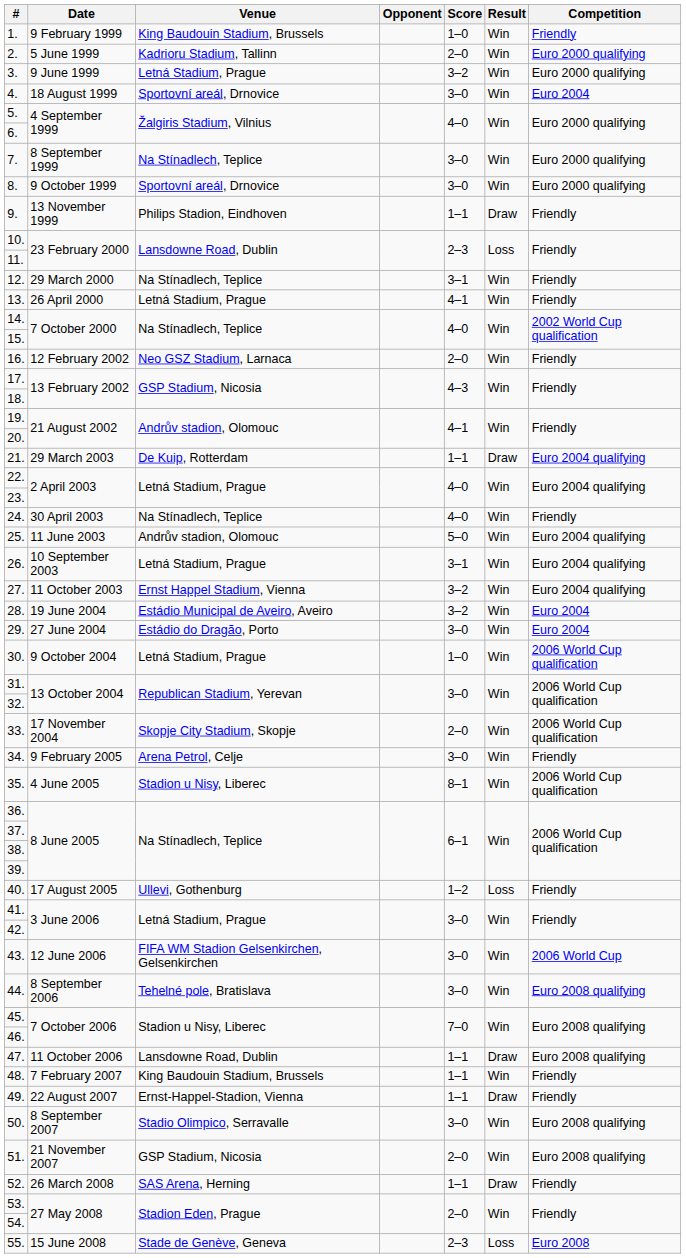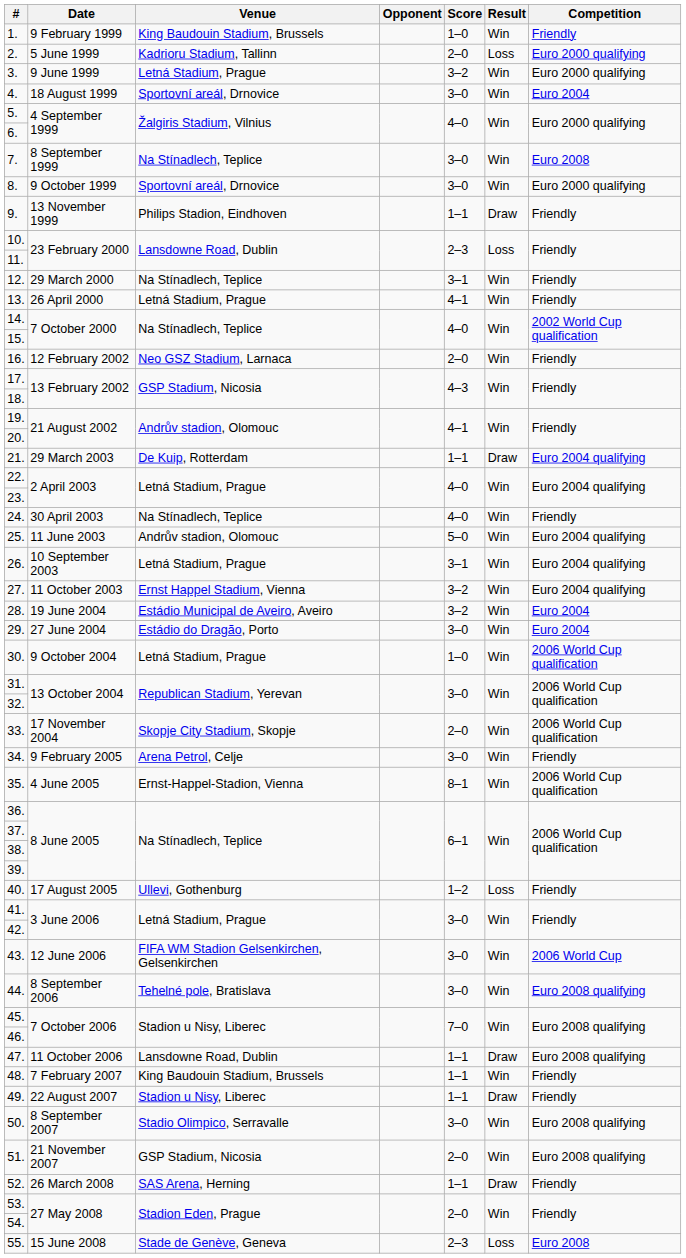(499, 53) Win -> (501, 53) Loss
(589, 159) Euro 2000 qualifying -> (561, 159) Euro 2008
(202, 784) Stadion u Nisy, Liberec -> (221, 784) Ernst-Happel-Stadion, Vienna
(221, 1096) Ernst-Happel-Stadion, Vienna -> (202, 1096) Stadion u Nisy, Liberec
